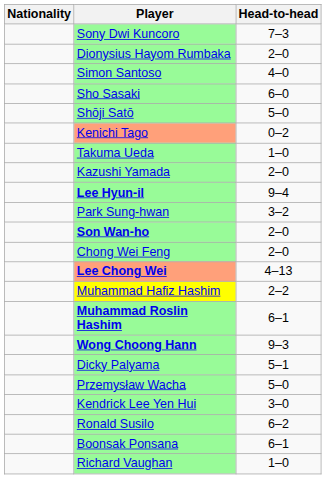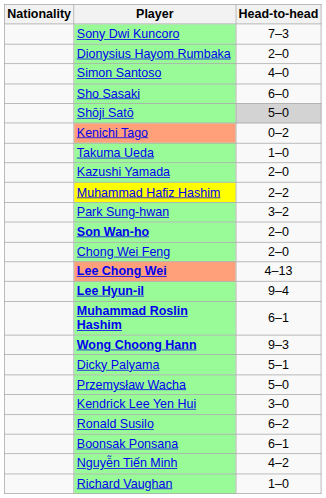(278, 113) no background -> (278, 113) lightgrey background
rows swapped: (110, 192) <-> (149, 291)
+ row: (127, 463)
